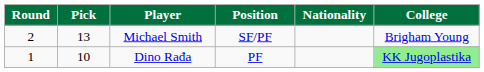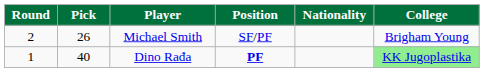(84, 36) 13 -> (84, 36) 26
(84, 57) 10 -> (84, 57) 40
(255, 57) normal -> (255, 57) bold
